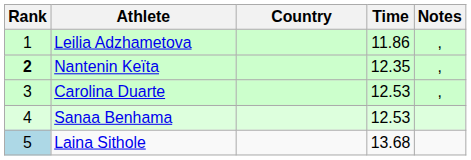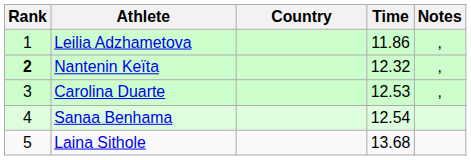(391, 67) 12.35 -> (391, 67) 12.32
(391, 117) 12.53 -> (391, 117) 12.54
(28, 142) lightblue background -> (28, 142) no background
